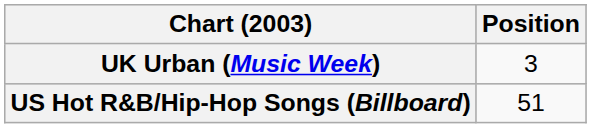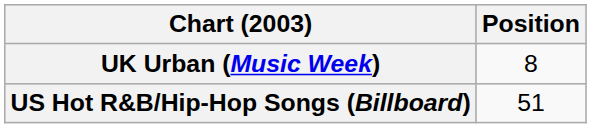(531, 63) 3 -> (531, 63) 8
